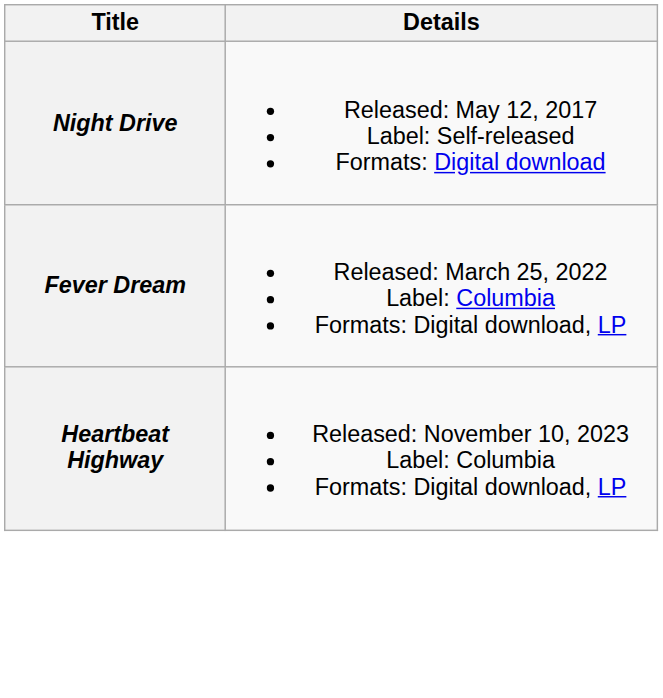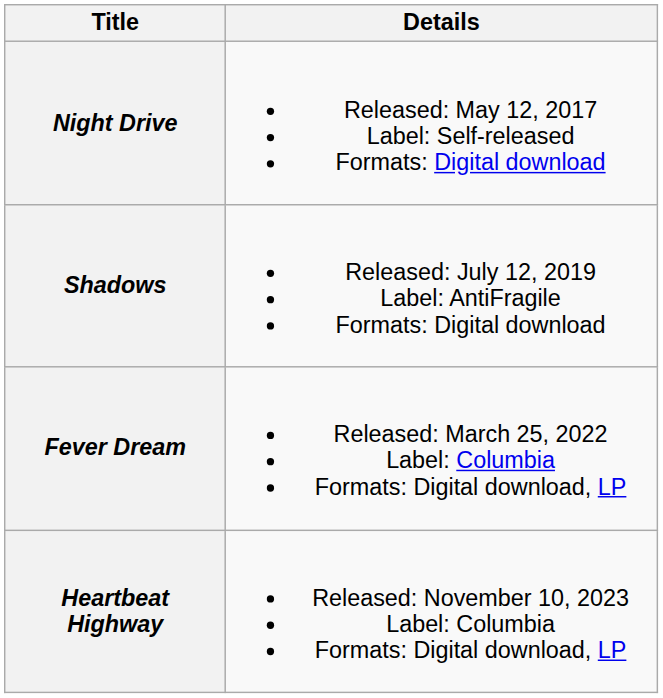+ row: (115, 285)
